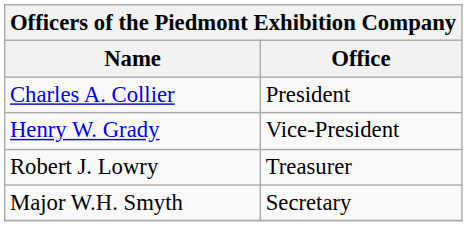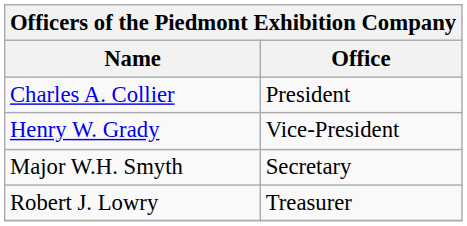rows swapped: (84, 166) <-> (96, 202)
